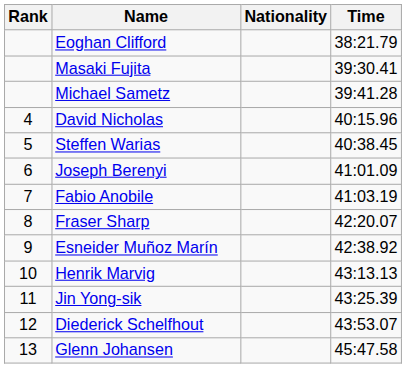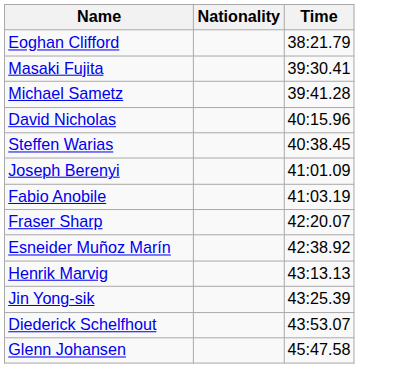- column: (28, 17)
